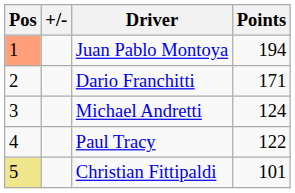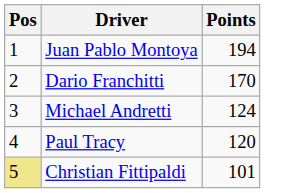- column: (56, 19)
(14, 50) lightsalmon background -> (14, 50) no background
(272, 81) 171 -> (242, 81) 170
(272, 142) 122 -> (242, 142) 120
